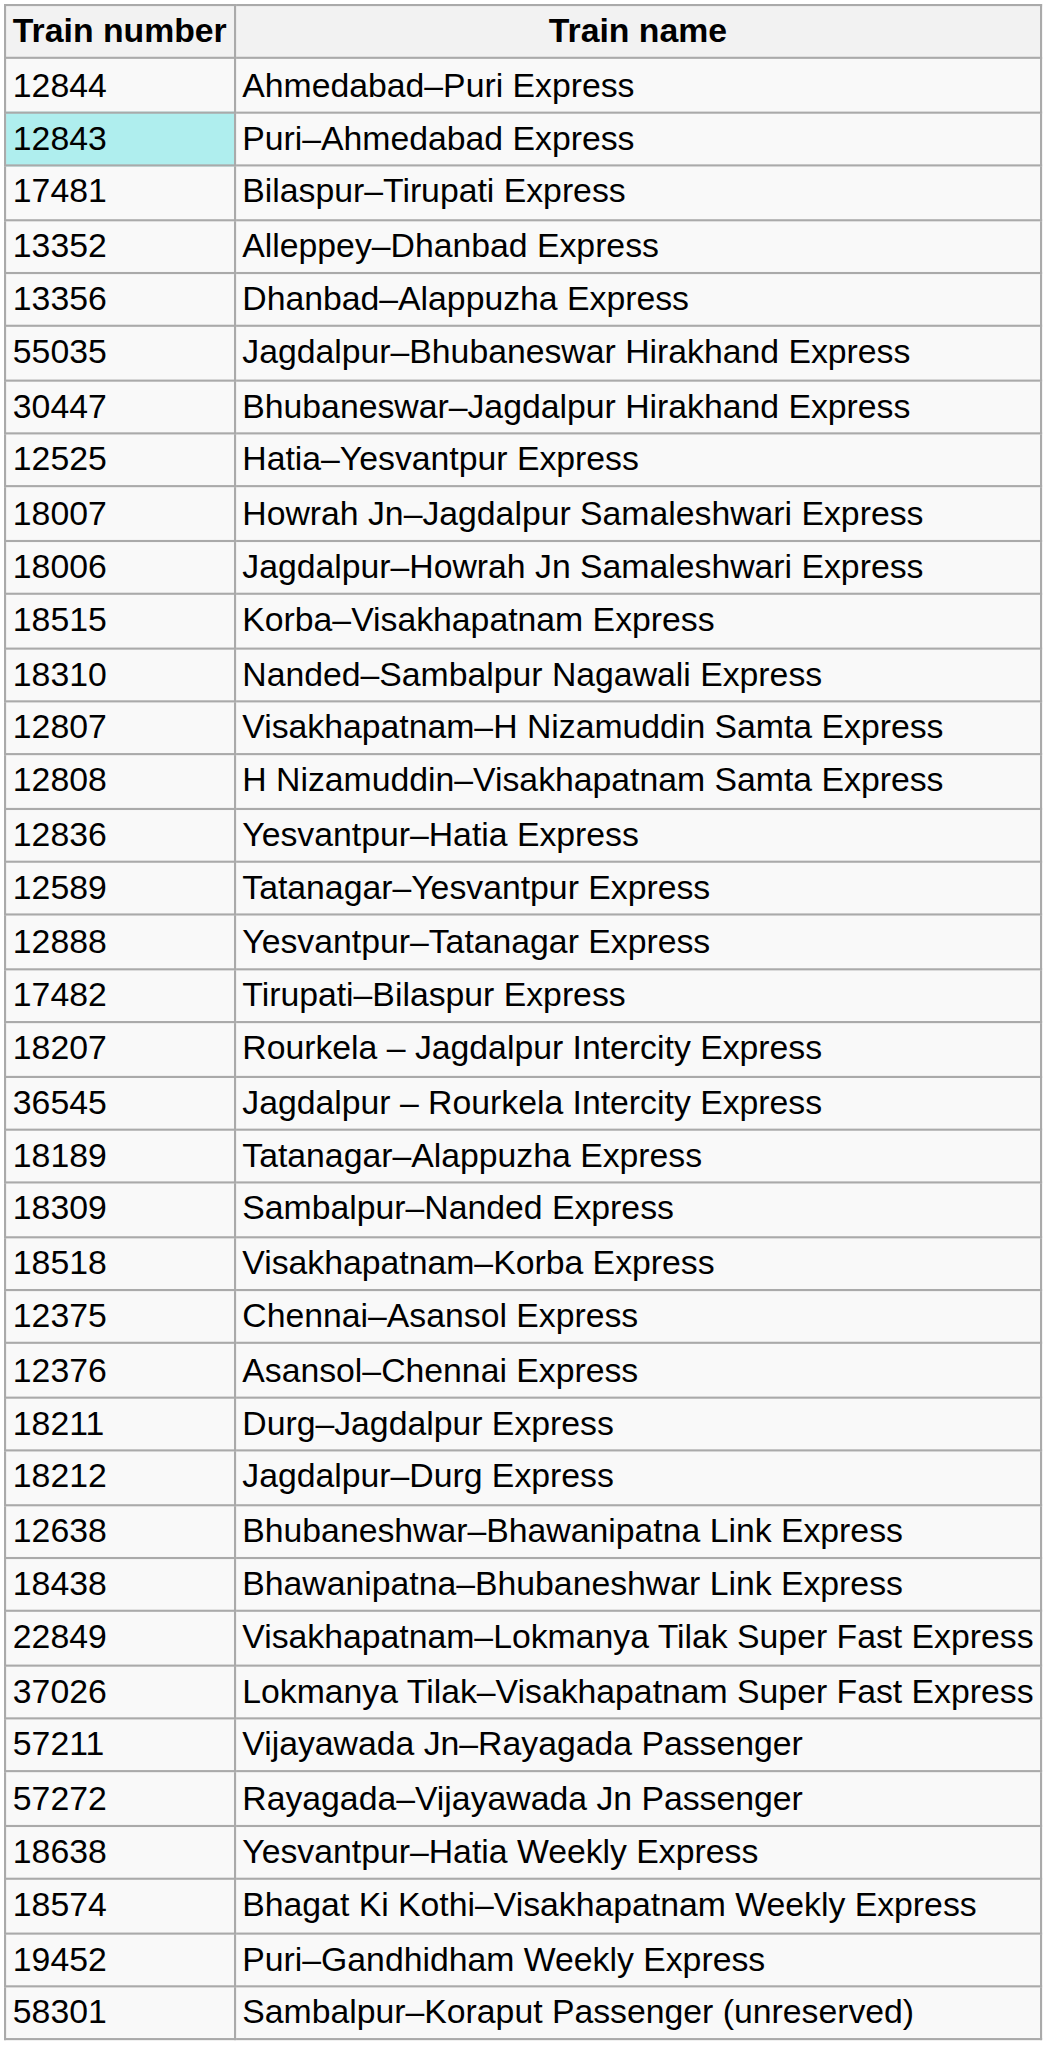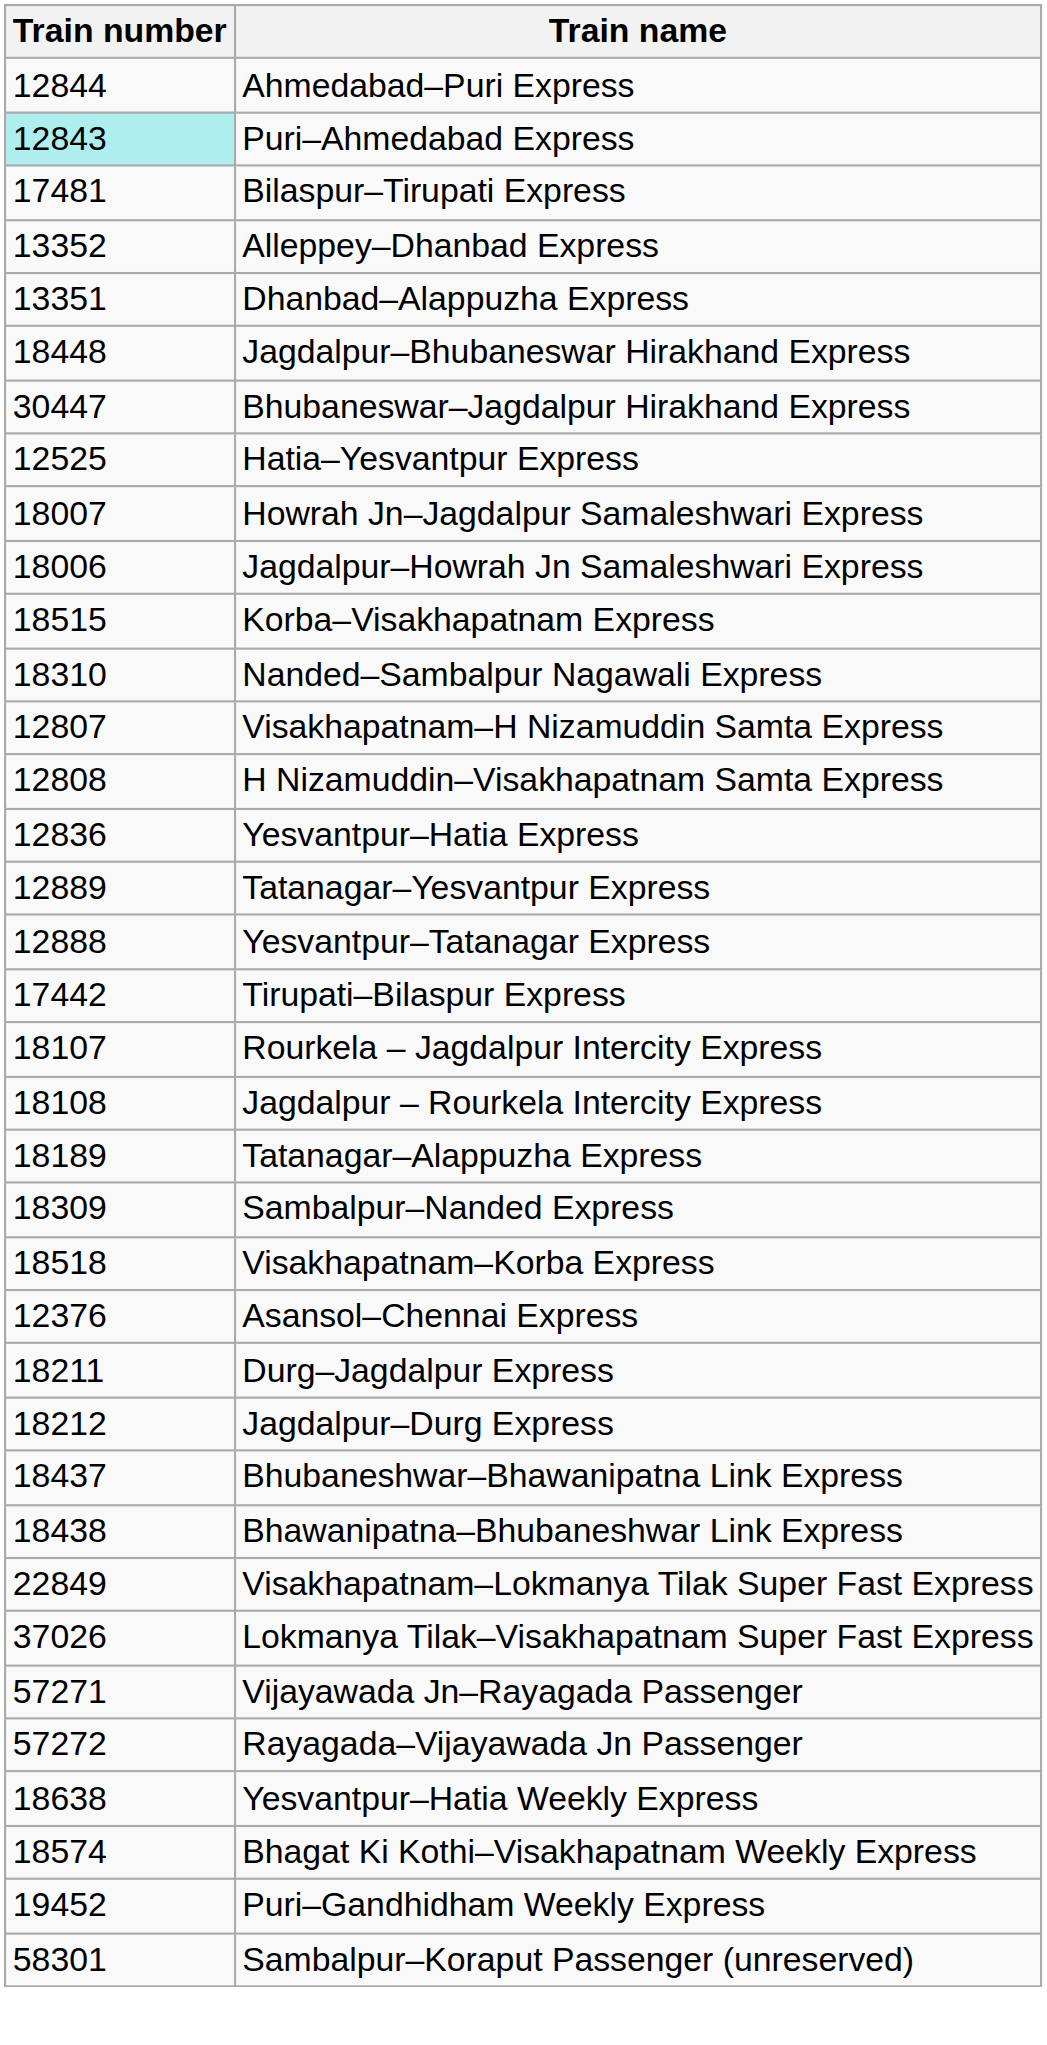(60, 298) 13356 -> (60, 298) 13351
(60, 352) 55035 -> (60, 352) 18448
(60, 887) 12589 -> (60, 887) 12889
(60, 995) 17482 -> (60, 995) 17442
(60, 1048) 18207 -> (60, 1048) 18107
(60, 1102) 36545 -> (60, 1102) 18108
- row: (440, 1316)
(60, 1530) 12638 -> (60, 1476) 18437
(59, 1744) 57211 -> (60, 1691) 57271
